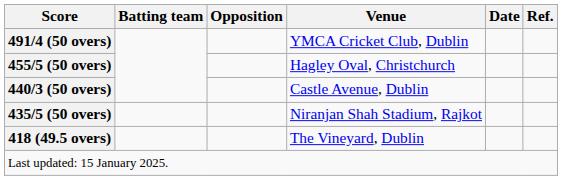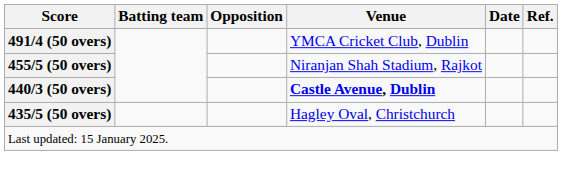(373, 65) Hagley Oval, Christchurch -> (386, 65) Niranjan Shah Stadium, Rajkot
(359, 89) normal -> (363, 89) bold
(386, 114) Niranjan Shah Stadium, Rajkot -> (373, 114) Hagley Oval, Christchurch
- row: (60, 138)
